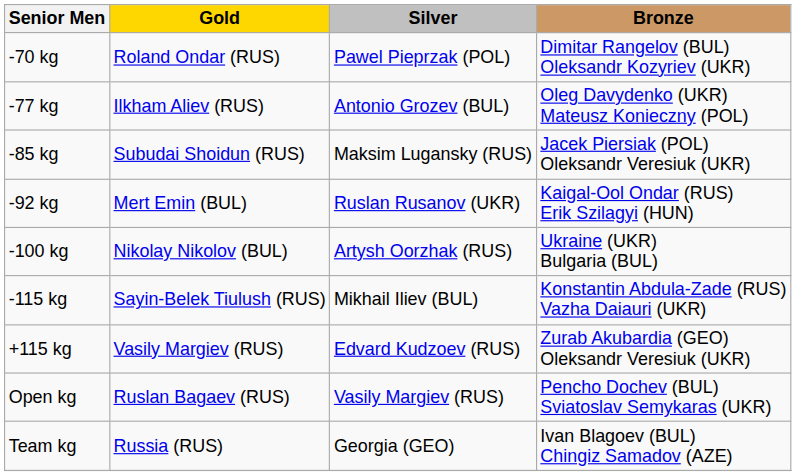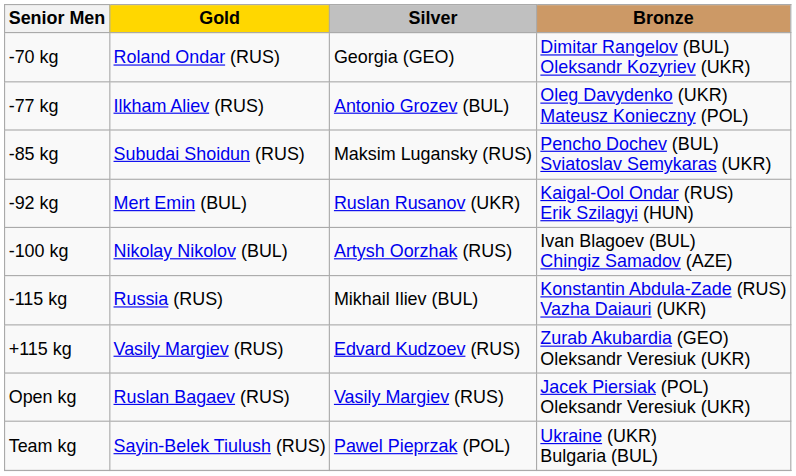(422, 57) Pawel Pieprzak (POL) -> (394, 57) Georgia (GEO)
(645, 154) Jacek Piersiak (POL) Oleksandr Veresiuk (UKR) -> (656, 154) Pencho Dochev (BUL) Sviatoslav Semykaras (UKR)
(599, 251) Ukraine (UKR) Bulgaria (BUL) -> (636, 251) Ivan Blagoev (BUL) Chingiz Samadov (AZE)
(220, 300) Sayin-Belek Tiulush (RUS) -> (168, 300) Russia (RUS)
(656, 397) Pencho Dochev (BUL) Sviatoslav Semykaras (UKR) -> (645, 397) Jacek Piersiak (POL) Oleksandr Veresiuk (UKR)
(168, 445) Russia (RUS) -> (220, 445) Sayin-Belek Tiulush (RUS)
(394, 445) Georgia (GEO) -> (422, 445) Pawel Pieprzak (POL)
(636, 445) Ivan Blagoev (BUL) Chingiz Samadov (AZE) -> (599, 445) Ukraine (UKR) Bulgaria (BUL)
